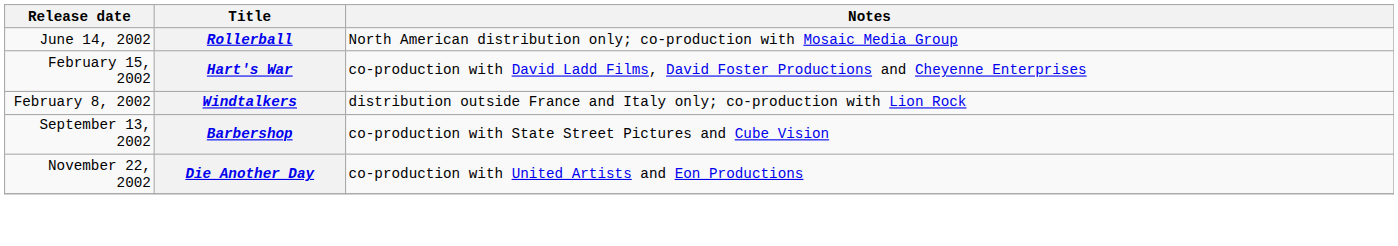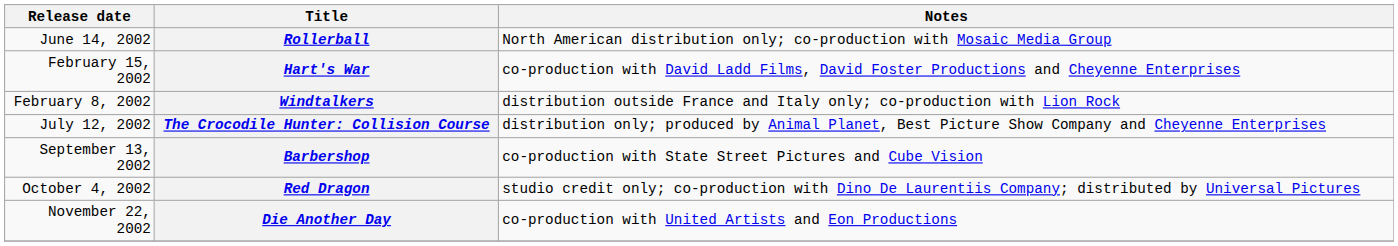+ row: (327, 126)
+ row: (327, 189)
